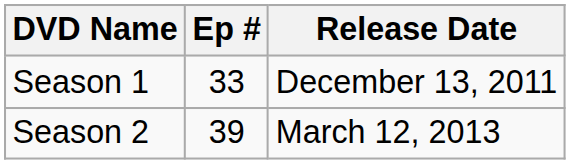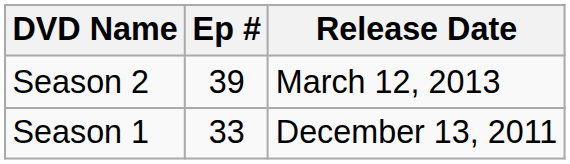rows swapped: (81, 81) <-> (81, 132)
